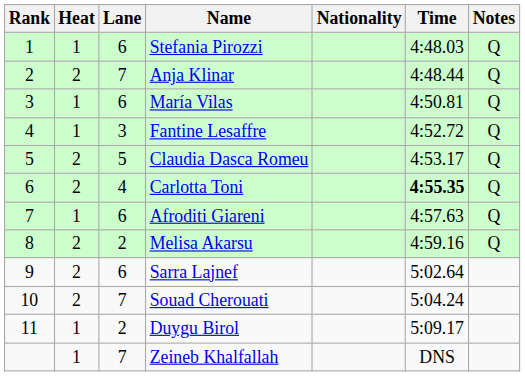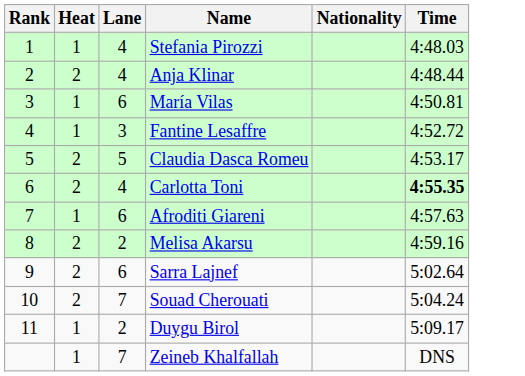- column: (494, 18)
(122, 46) 6 -> (122, 46) 4
(122, 74) 7 -> (122, 74) 4
